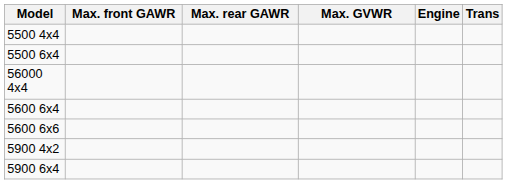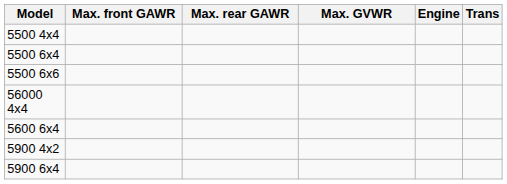+ row: (33, 74)
- row: (33, 128)
